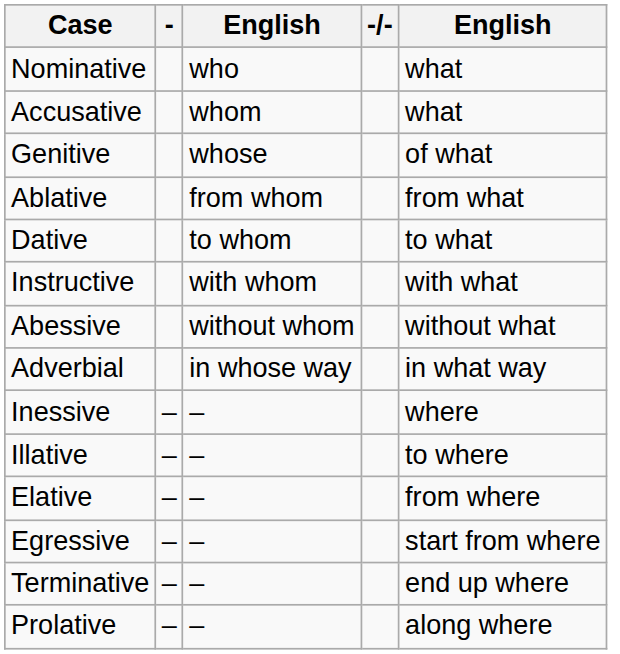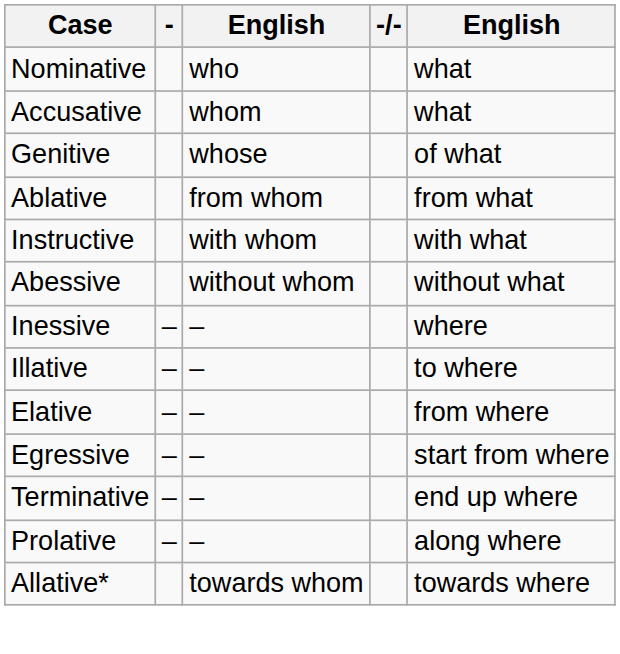- row: (49, 240)
- row: (67, 369)
+ row: (60, 583)
